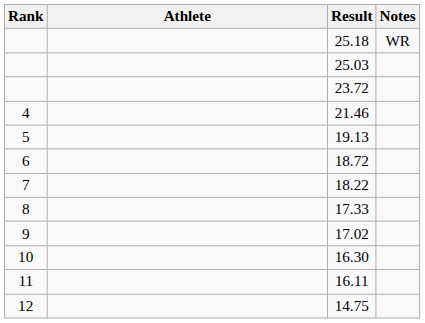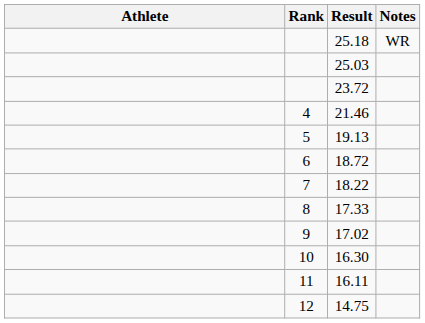columns swapped: (26, 16) <-> (187, 16)
